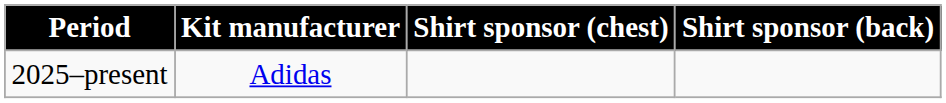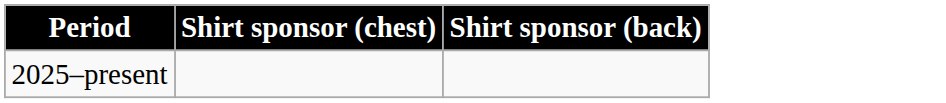- column: (290, 27)
